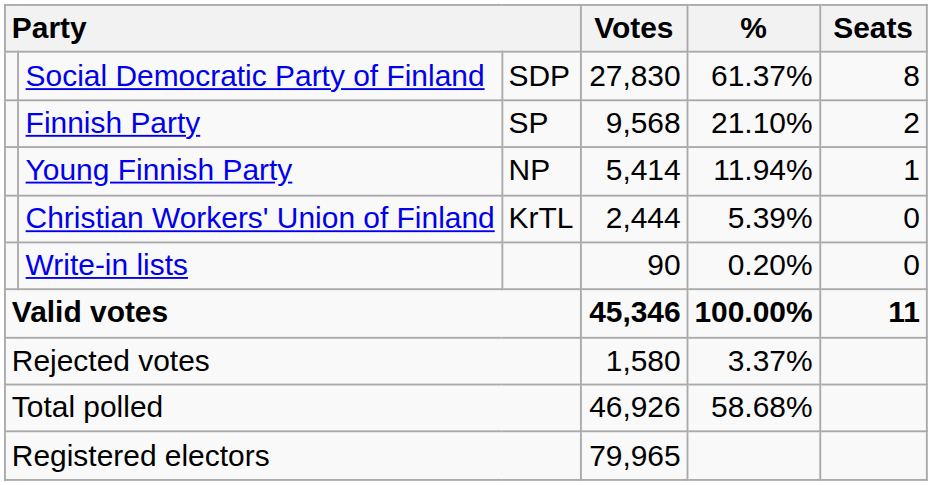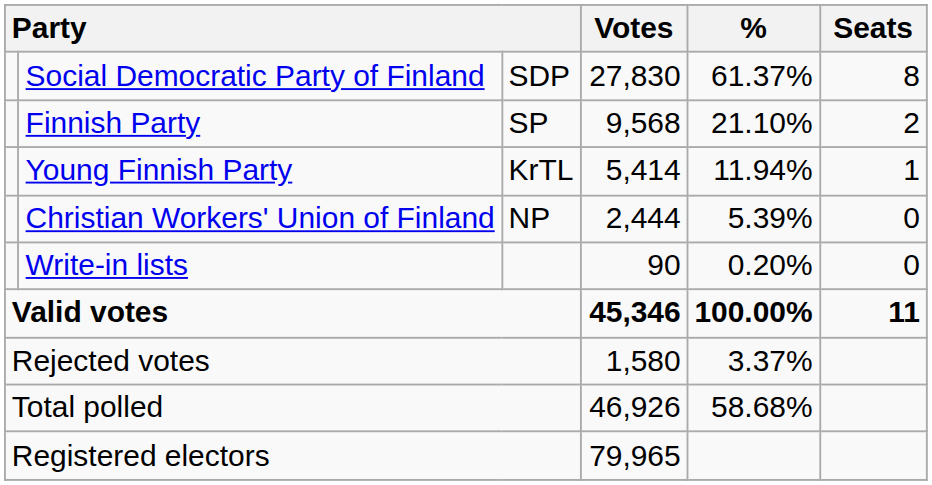(529, 170) NP -> (541, 170) KrTL
(541, 218) KrTL -> (529, 218) NP
